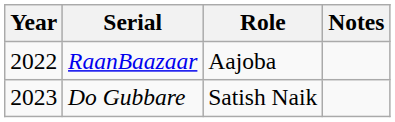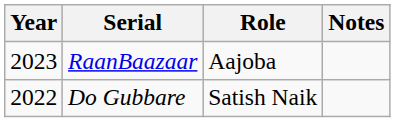(34, 60) 2022 -> (34, 60) 2023
(34, 97) 2023 -> (34, 97) 2022
